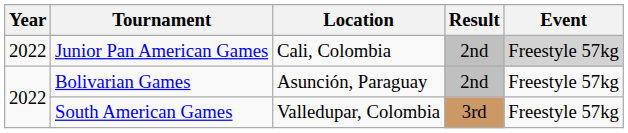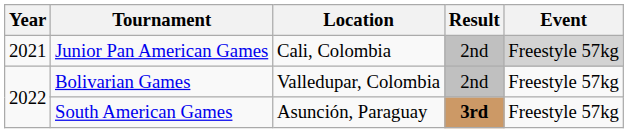(28, 50) 2022 -> (28, 50) 2021
(352, 81) Asunción, Paraguay -> (359, 81) Valledupar, Colombia
(359, 112) Valledupar, Colombia -> (352, 112) Asunción, Paraguay
(474, 112) normal -> (474, 112) bold
